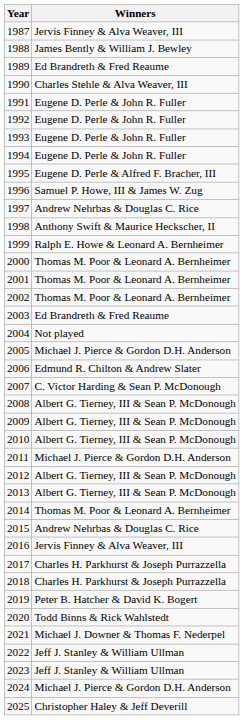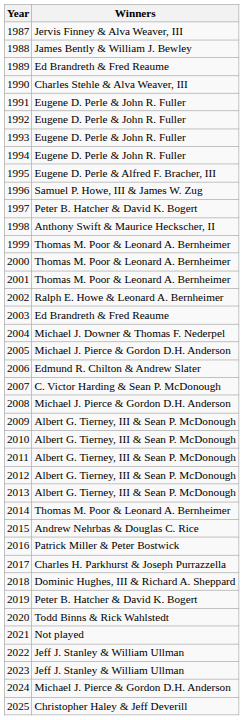(117, 208) Andrew Nehrbas & Douglas C. Rice -> (116, 208) Peter B. Hatcher & David K. Bogert
(129, 244) Ralph E. Howe & Leonard A. Bernheimer -> (132, 244) Thomas M. Poor & Leonard A. Bernheimer
(132, 297) Thomas M. Poor & Leonard A. Bernheimer -> (129, 297) Ralph E. Howe & Leonard A. Bernheimer
(59, 333) Not played -> (130, 333) Michael J. Downer & Thomas F. Nederpel
(135, 404) Albert G. Tierney, III & Sean P. McDonough -> (133, 404) Michael J. Pierce & Gordon D.H. Anderson
(133, 457) Michael J. Pierce & Gordon D.H. Anderson -> (135, 457) Albert G. Tierney, III & Sean P. McDonough
(109, 546) Jervis Finney & Alva Weaver, III -> (107, 546) Patrick Miller & Peter Bostwick
(130, 581) Charles H. Parkhurst & Joseph Purrazzella -> (135, 581) Dominic Hughes, III & Richard A. Sheppard
(130, 635) Michael J. Downer & Thomas F. Nederpel -> (59, 635) Not played
